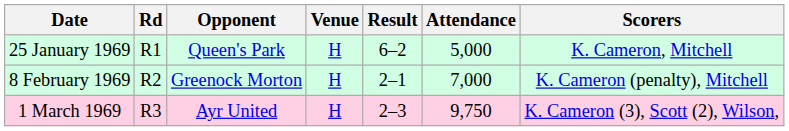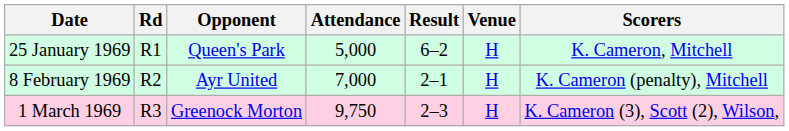columns swapped: (335, 19) <-> (471, 19)
(237, 80) Greenock Morton -> (237, 80) Ayr United
(237, 110) Ayr United -> (237, 110) Greenock Morton
